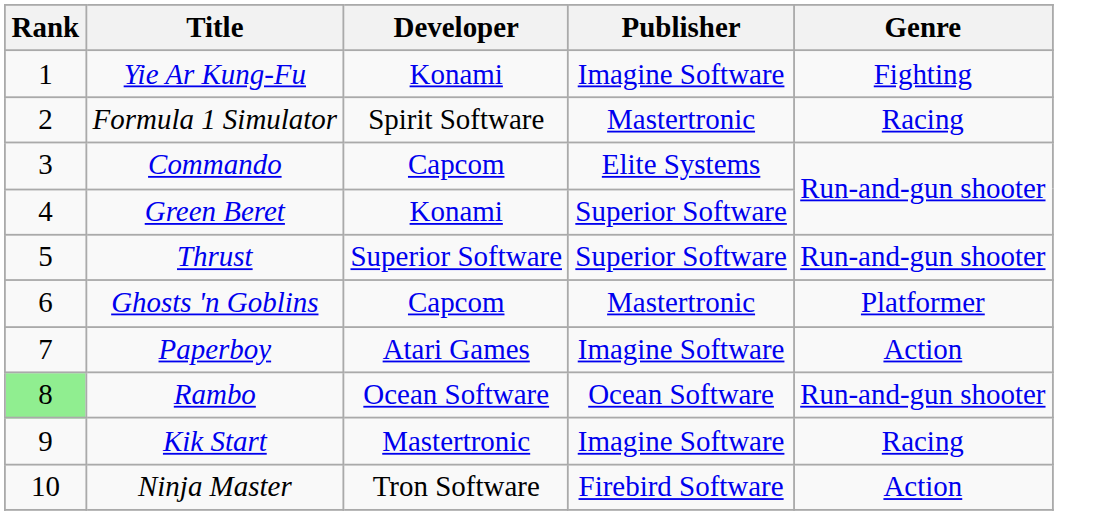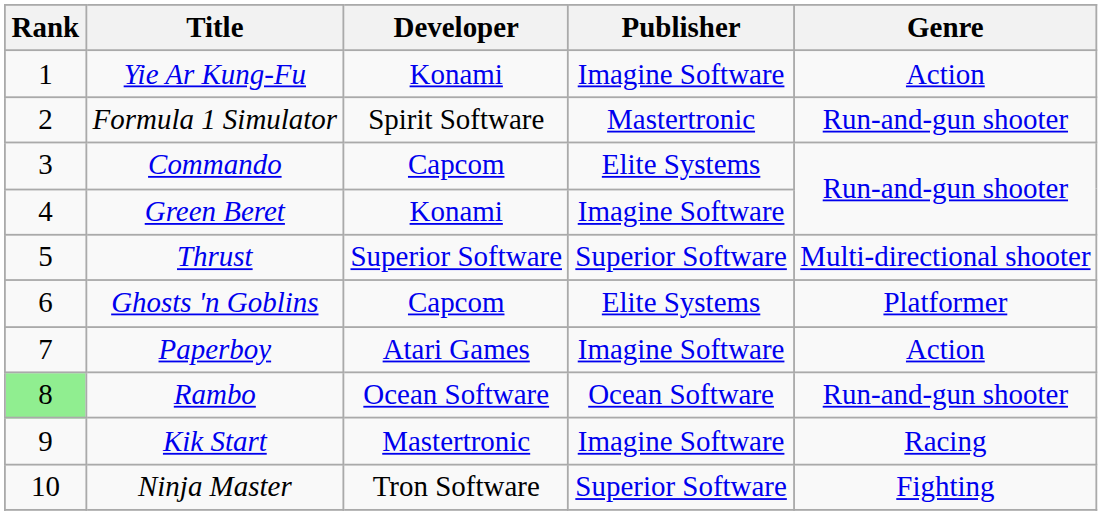(923, 73) Fighting -> (945, 73) Action
(923, 119) Racing -> (945, 119) Run-and-gun shooter
(681, 211) Superior Software -> (681, 211) Imagine Software
(923, 257) Run-and-gun shooter -> (945, 257) Multi-directional shooter
(681, 303) Mastertronic -> (681, 303) Elite Systems
(681, 486) Firebird Software -> (681, 486) Superior Software
(923, 486) Action -> (945, 486) Fighting
